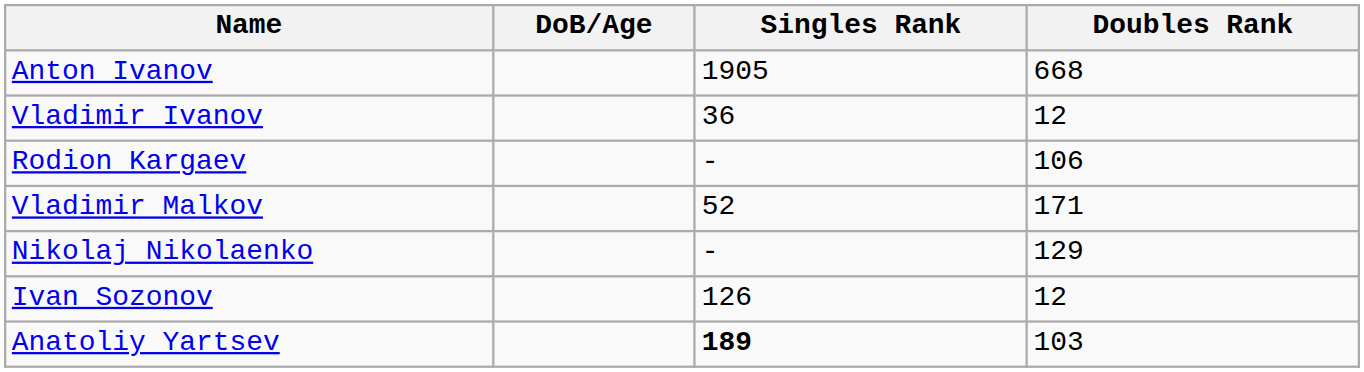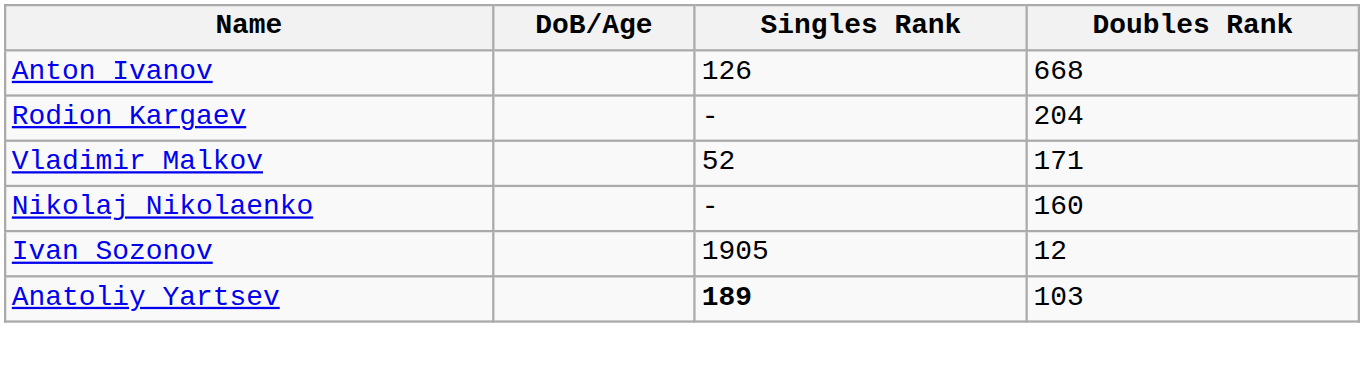(735, 73) 1905 -> (727, 73) 126
- row: (137, 118)
(1059, 163) 106 -> (1059, 118) 204
(1059, 253) 129 -> (1059, 208) 160
(727, 298) 126 -> (735, 253) 1905
